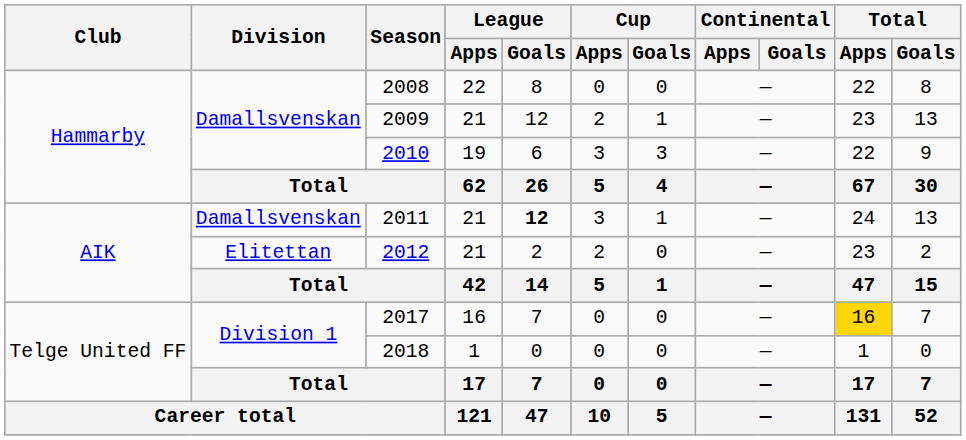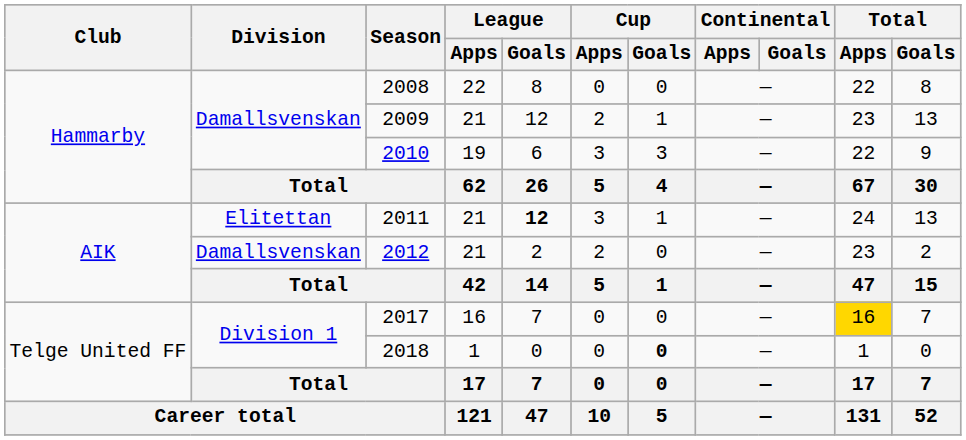(278, 219) Damallsvenskan -> (278, 219) Elitettan
(278, 252) Elitettan -> (278, 252) Damallsvenskan
(662, 351) normal -> (662, 351) bold
